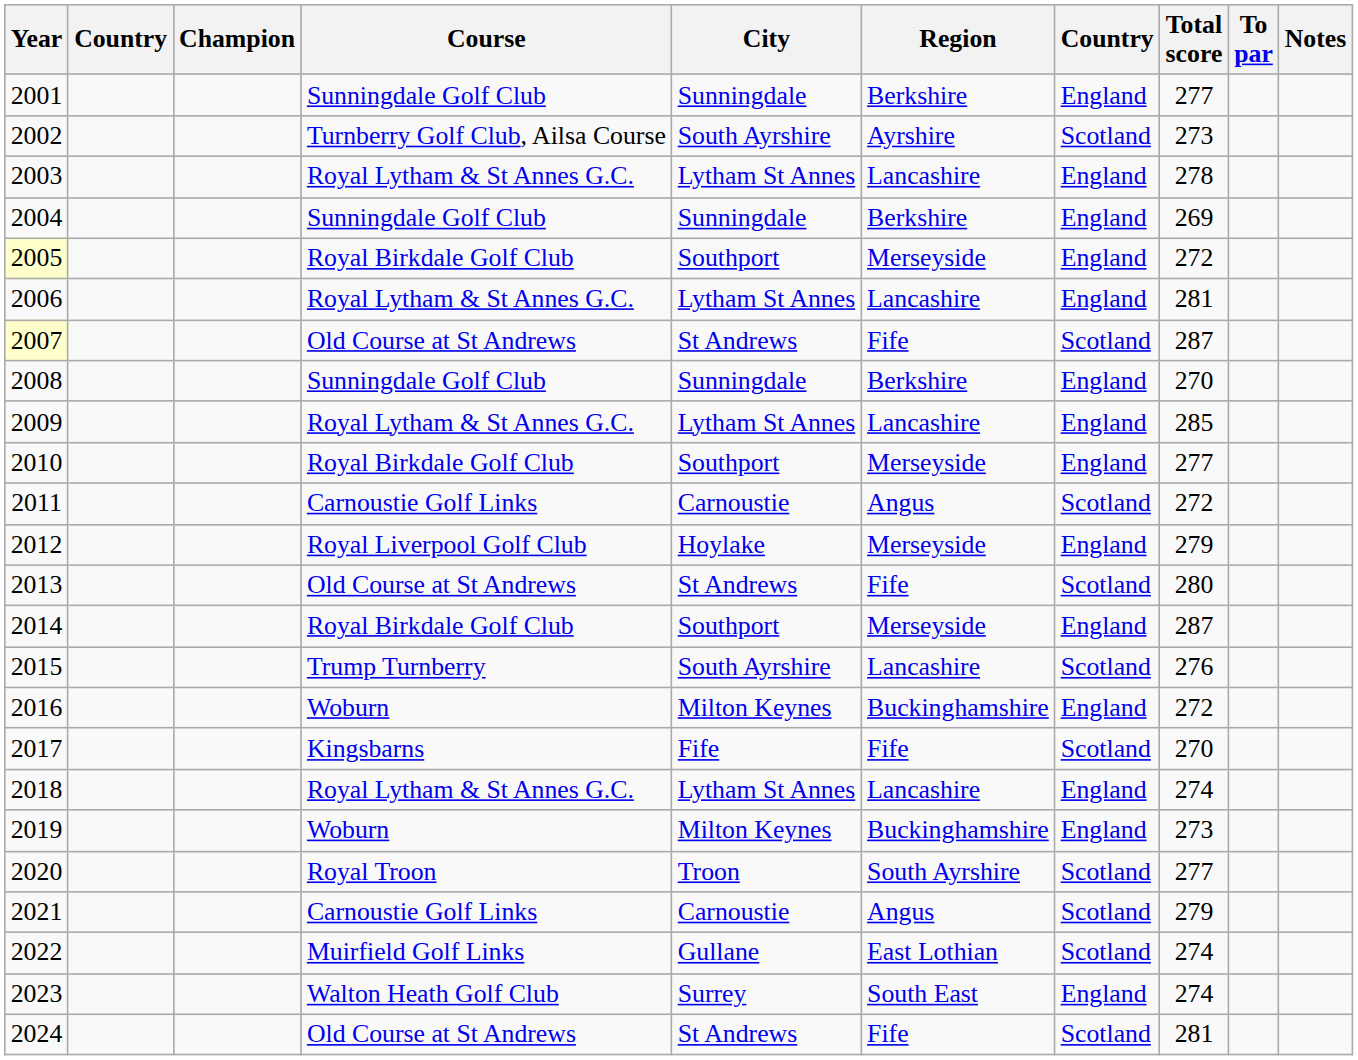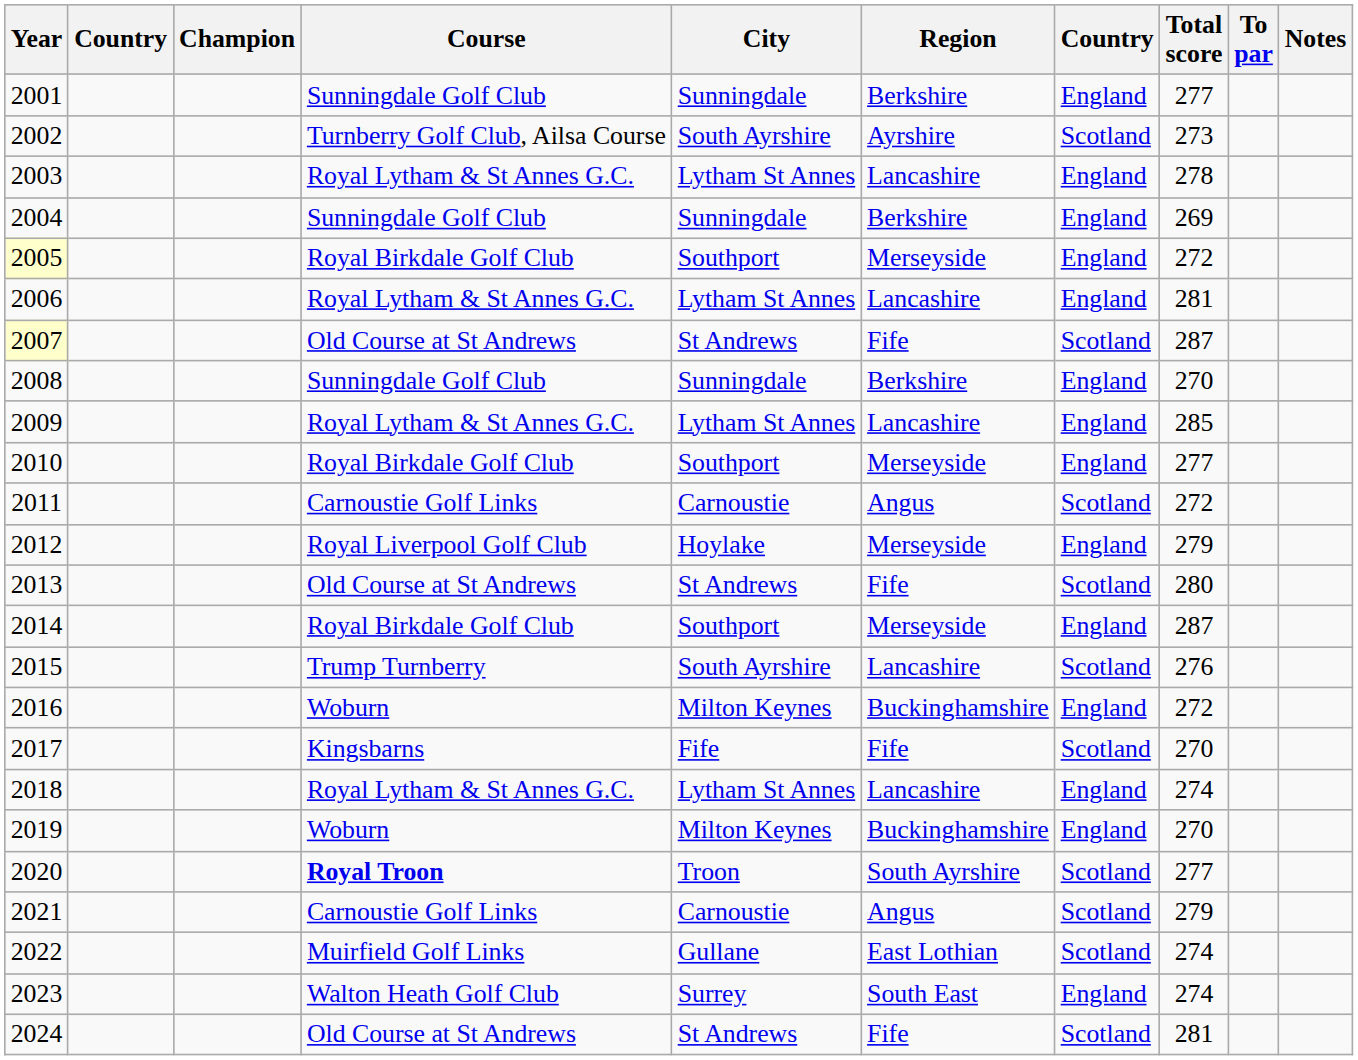(1194, 830) 273 -> (1194, 830) 270
(372, 870) normal -> (375, 870) bold
